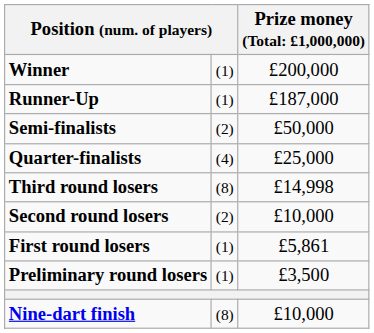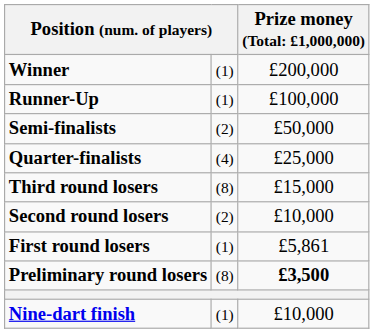(304, 98) £187,000 -> (304, 98) £100,000
(304, 187) £14,998 -> (304, 187) £15,000
(225, 276) (1) -> (225, 276) (8)
(304, 275) normal -> (304, 275) bold
(225, 314) (8) -> (225, 314) (1)
